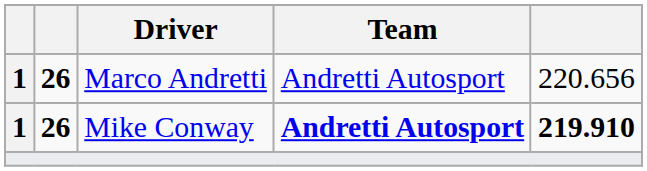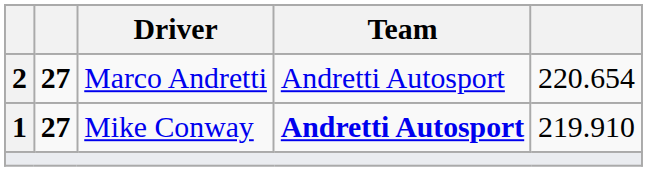(19, 78) 1 -> (19, 78) 2
(56, 78) 26 -> (56, 78) 27
(586, 78) 220.656 -> (586, 78) 220.654
(56, 127) 26 -> (56, 127) 27
(586, 127) bold -> (586, 127) normal
